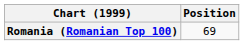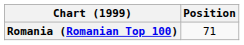(209, 31) 69 -> (209, 31) 71
